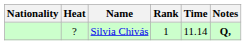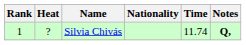columns swapped: (166, 13) <-> (33, 13)
(196, 31) 11.14 -> (196, 31) 11.74
